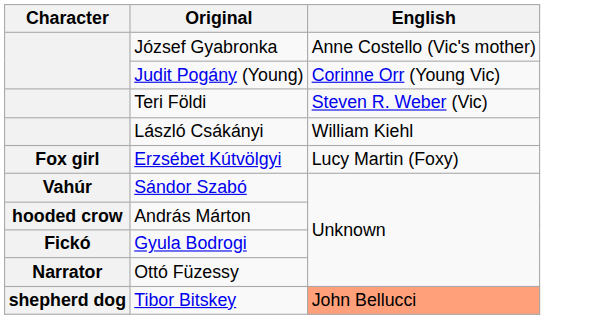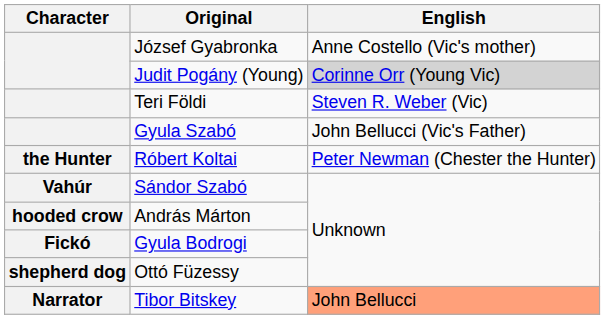(406, 74) no background -> (406, 74) lightgrey background
+ row: (185, 131)
- row: (199, 131)
- row: (208, 159)
+ row: (186, 159)
(67, 272) Narrator -> (67, 272) shepherd dog
(67, 300) shepherd dog -> (67, 300) Narrator
